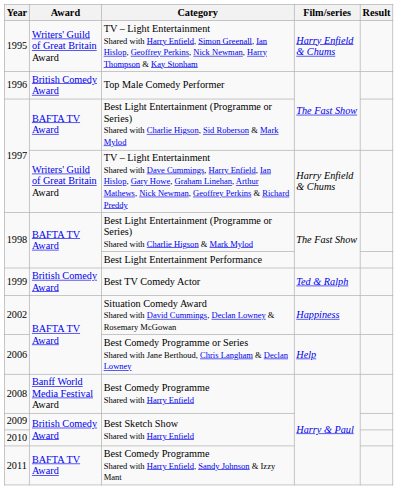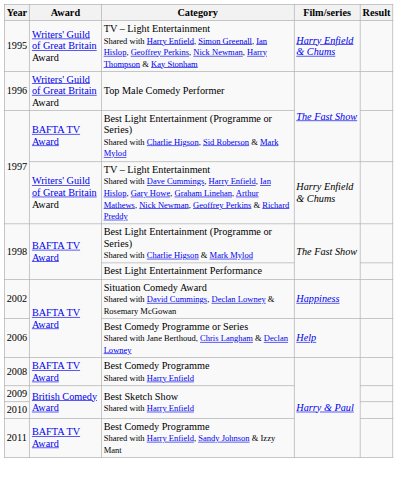(64, 85) British Comedy Award -> (64, 91) Writers' Guild of Great Britain Award
- row: (17, 281)
(62, 393) Banff World Media Festival Award -> (56, 371) BAFTA TV Award
